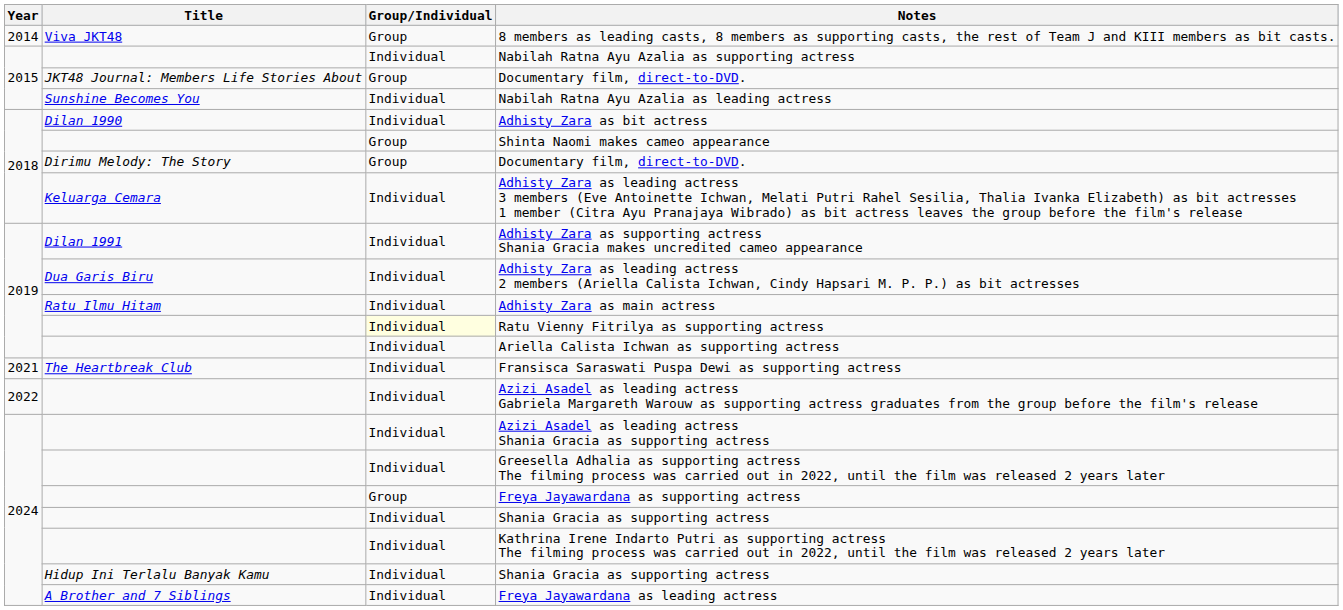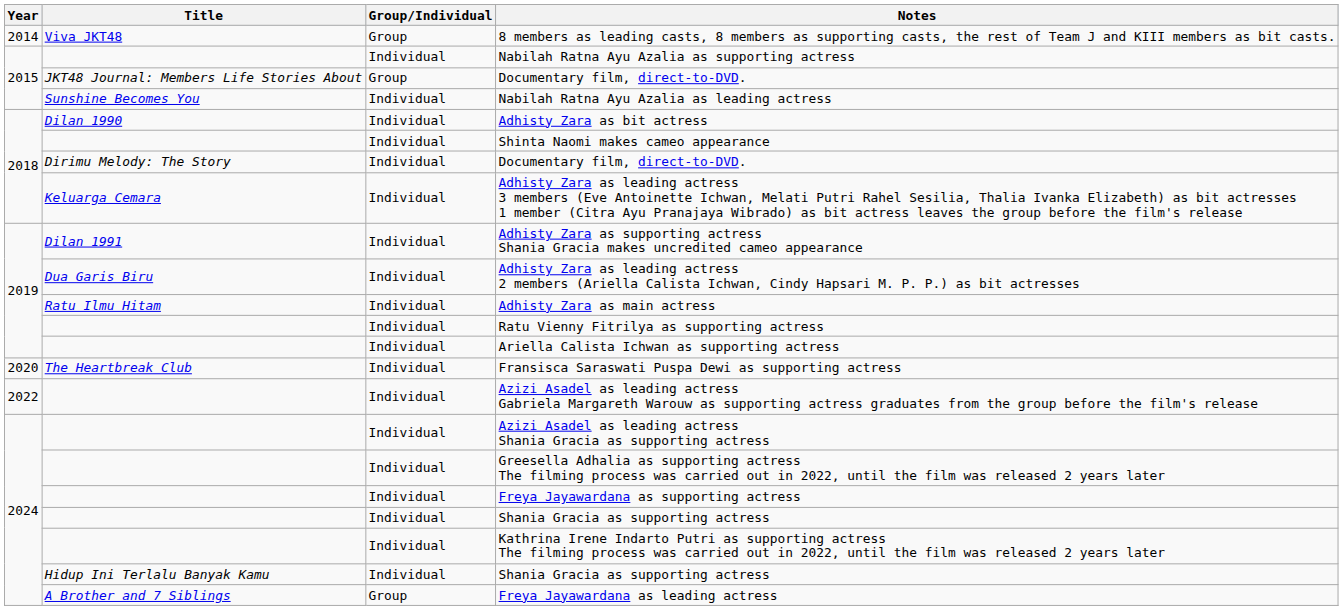(388, 141) Group -> (407, 141) Individual
(388, 162) Group -> (407, 162) Individual
(407, 326) lightyellow background -> (407, 326) no background
(23, 368) 2021 -> (23, 368) 2020
(388, 496) Group -> (407, 496) Individual
(407, 595) Individual -> (388, 595) Group
